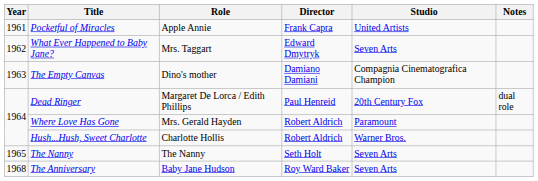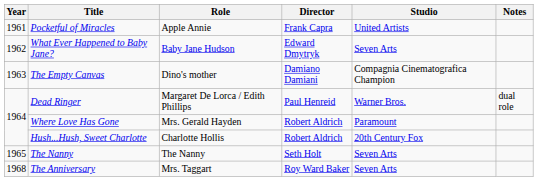(186, 48) Mrs. Taggart -> (198, 48) Baby Jane Hudson
(389, 101) 20th Century Fox -> (380, 101) Warner Bros.
(380, 138) Warner Bros. -> (389, 138) 20th Century Fox
(198, 169) Baby Jane Hudson -> (186, 169) Mrs. Taggart
